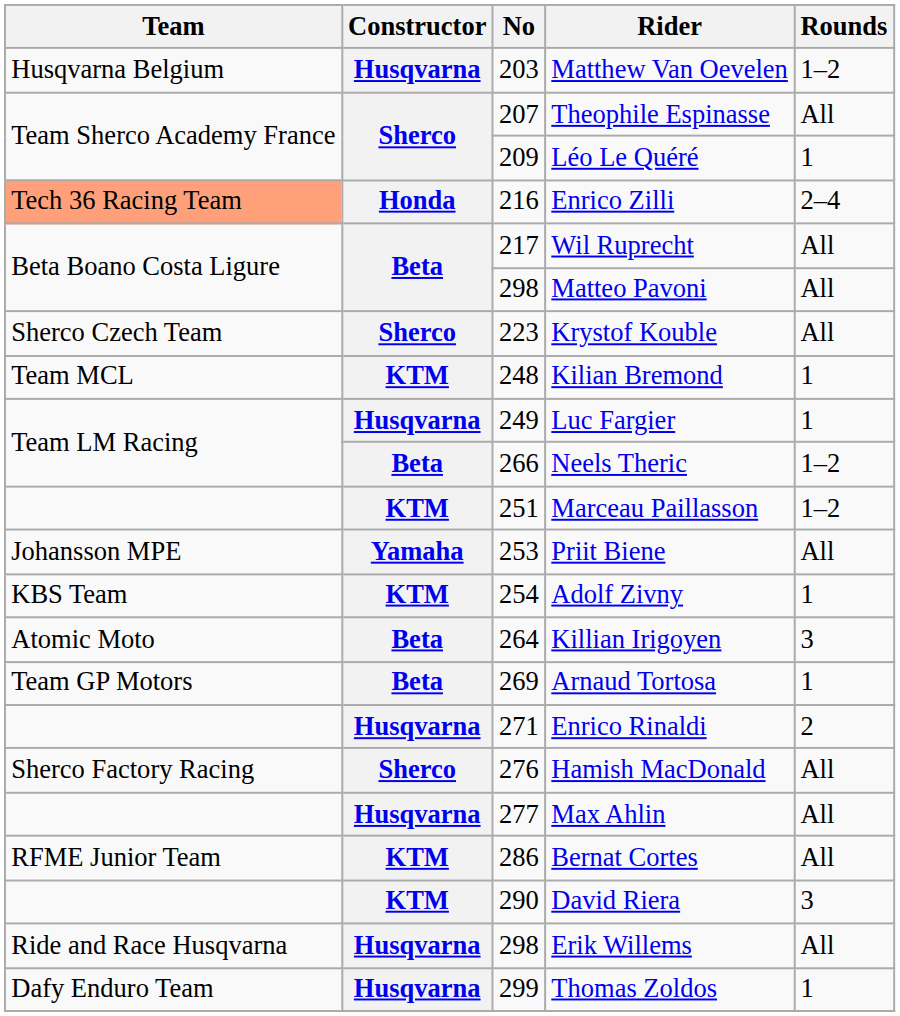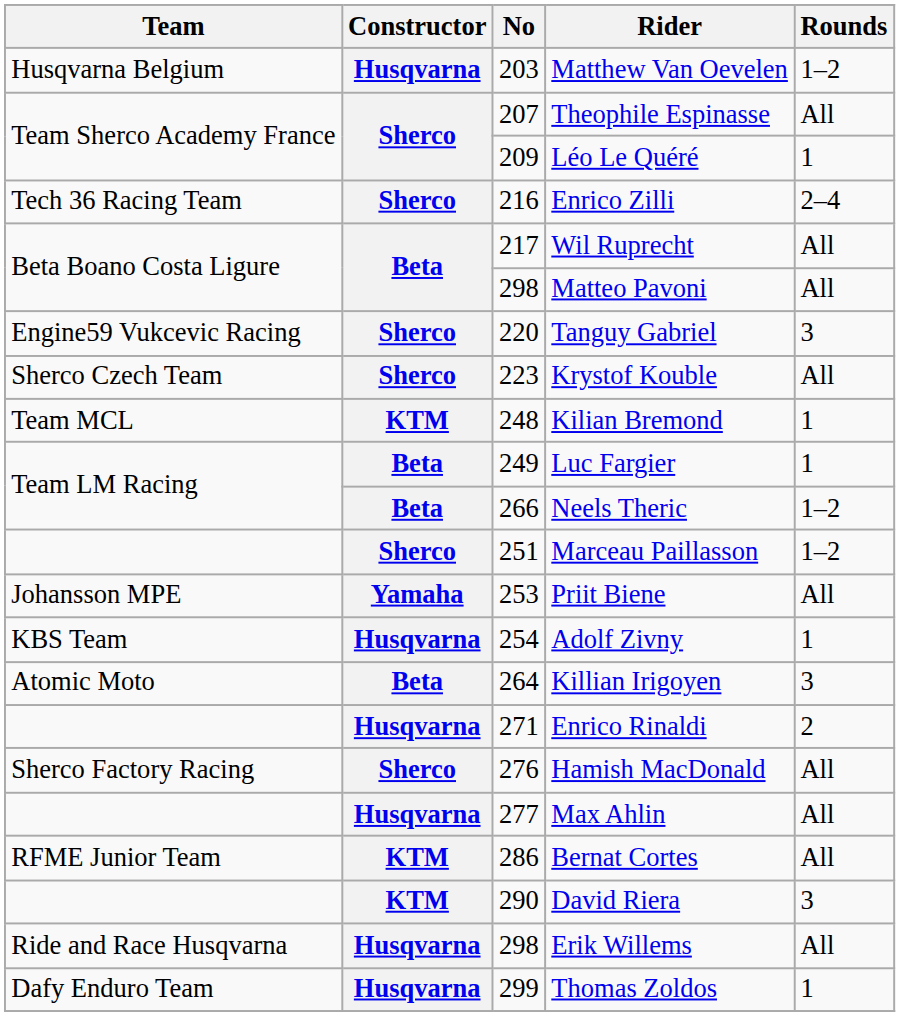(127, 200) lightsalmon background -> (127, 200) no background
(417, 200) Honda -> (417, 200) Sherco
+ row: (634, 332)
(417, 419) Husqvarna -> (417, 463) Beta
(417, 507) KTM -> (417, 551) Sherco
(417, 594) KTM -> (417, 638) Husqvarna
- row: (634, 682)
